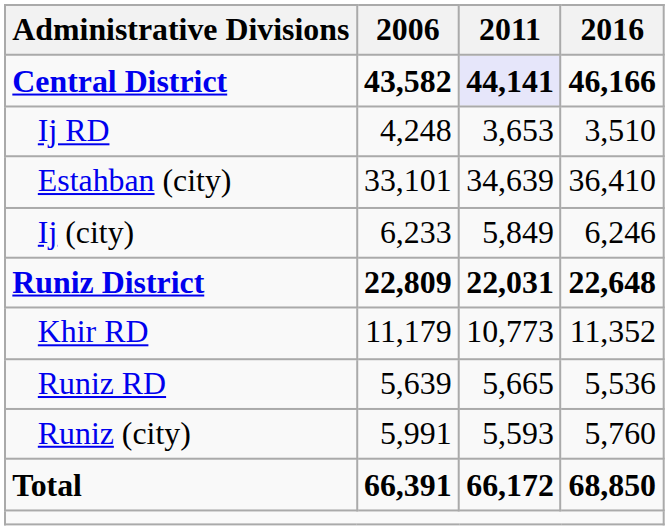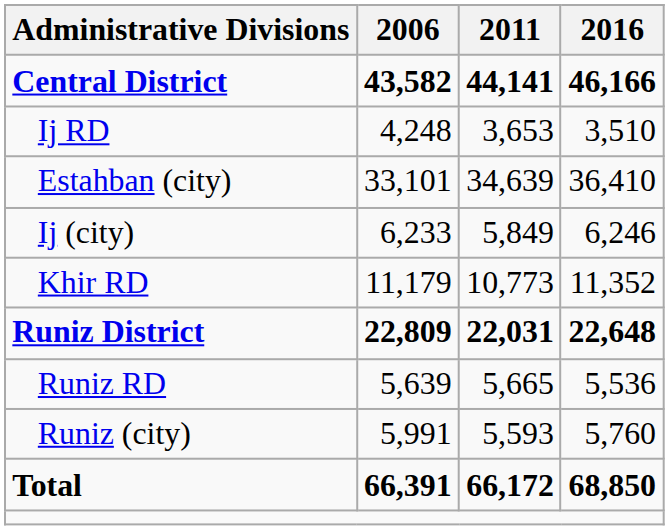(510, 80) lavender background -> (510, 80) no background
rows swapped: (108, 282) <-> (93, 332)
